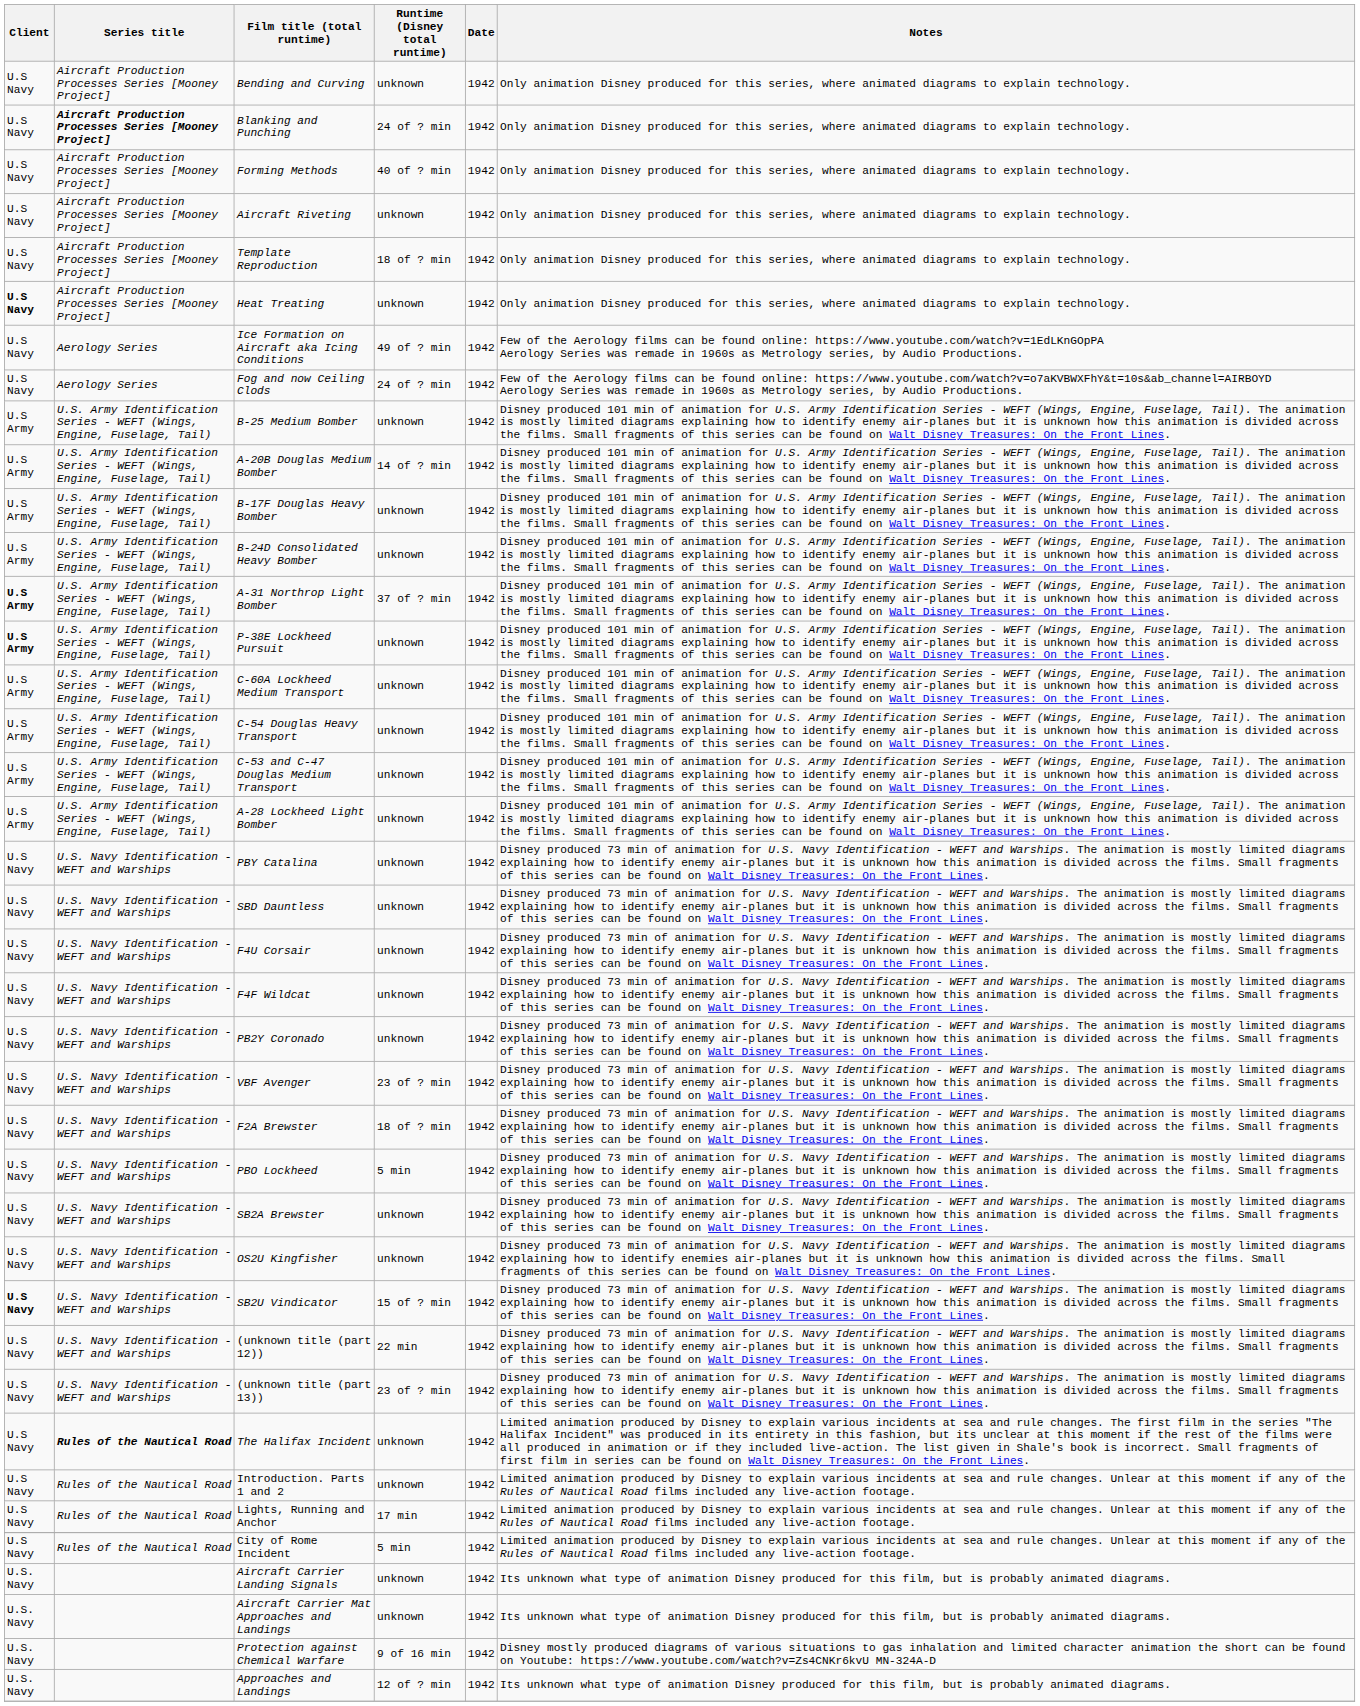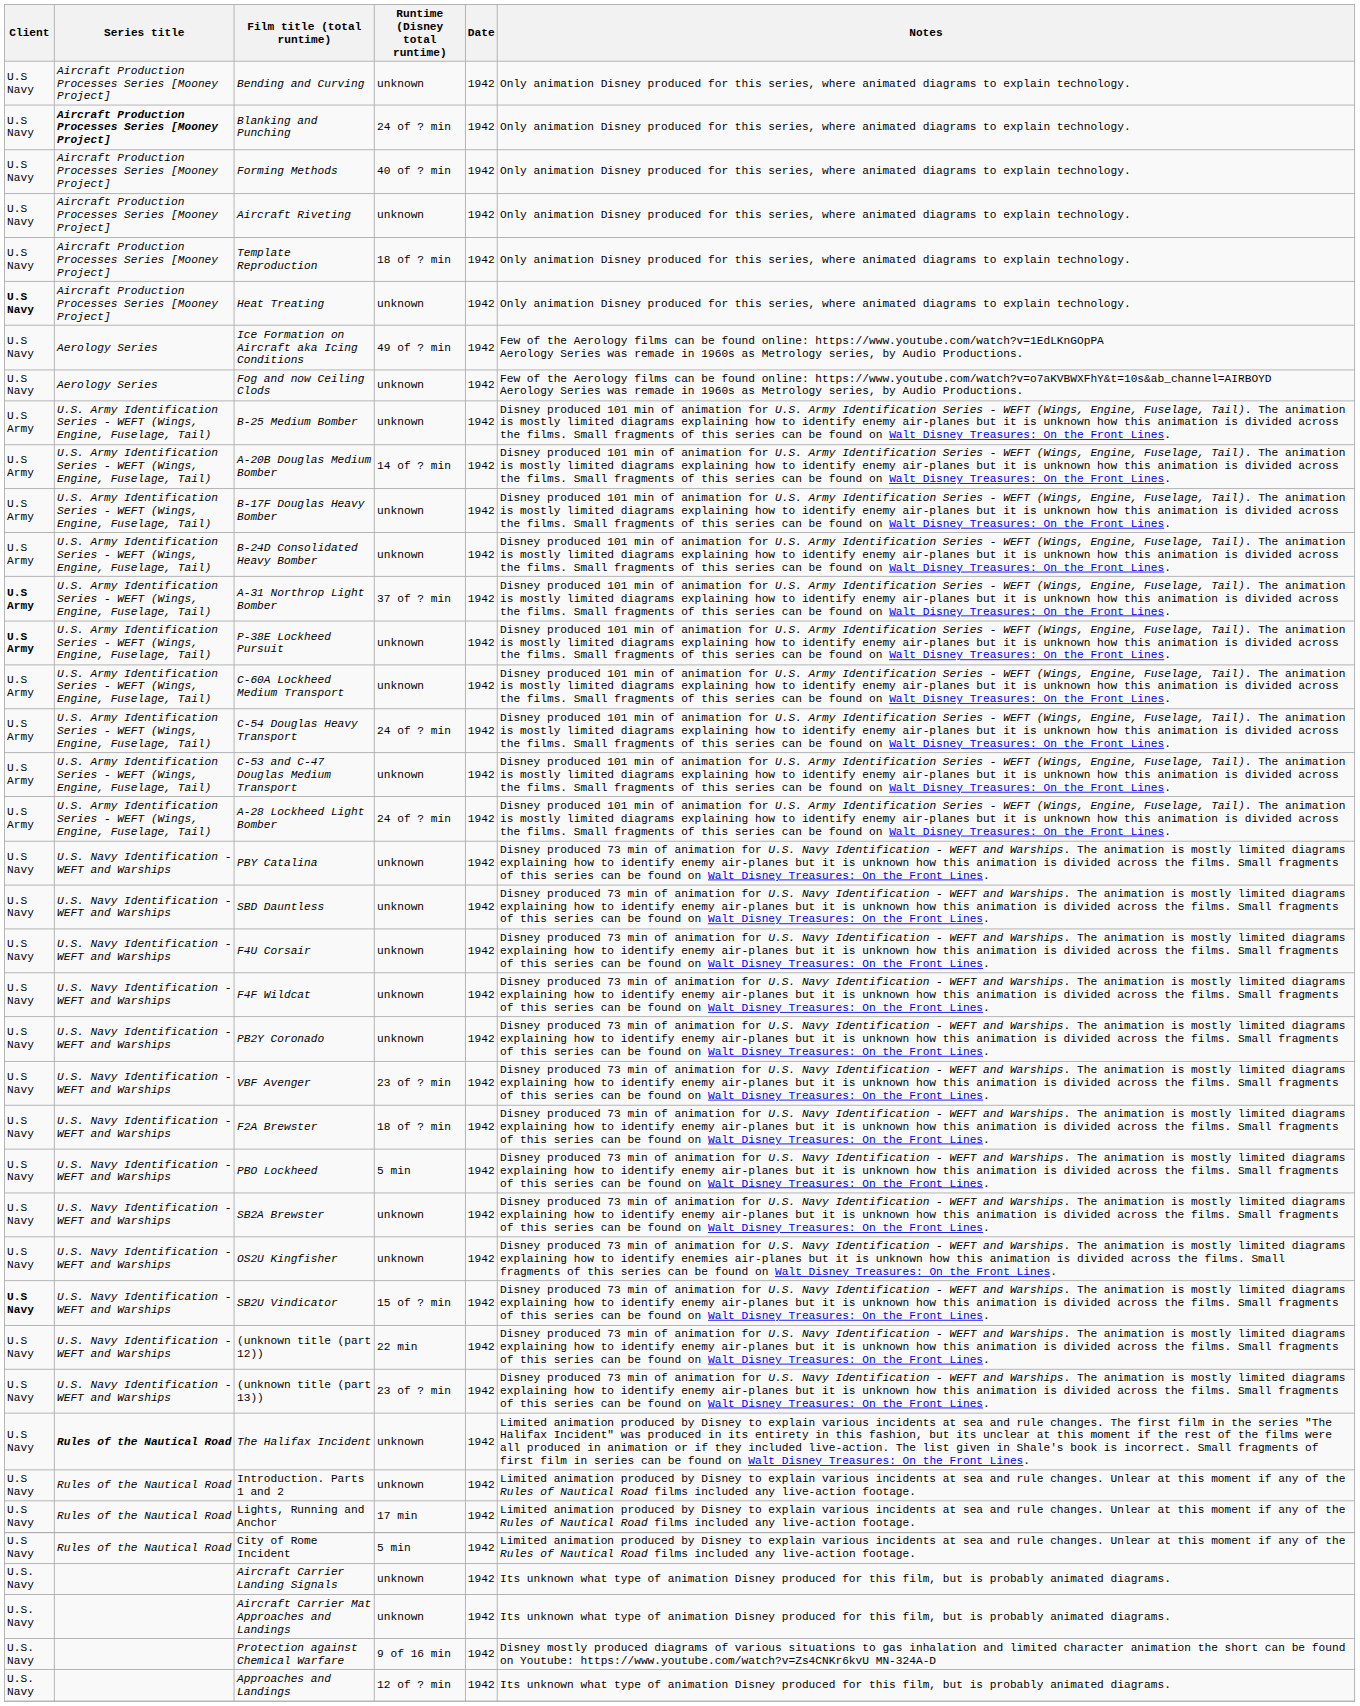(414, 385) 24 of ? min -> (401, 385) unknown
(401, 731) unknown -> (414, 731) 24 of ? min
(401, 819) unknown -> (414, 819) 24 of ? min
